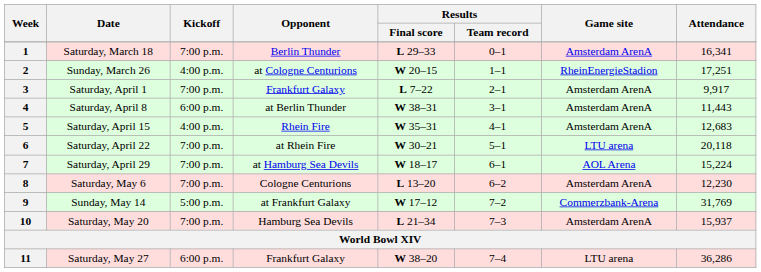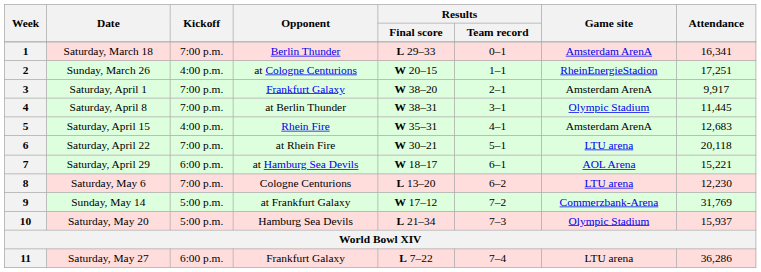(416, 89) L 7–22 -> (416, 89) W 38–20
(202, 108) 6:00 p.m. -> (202, 108) 7:00 p.m.
(609, 108) Amsterdam ArenA -> (609, 108) Olympic Stadium
(716, 108) 11,443 -> (716, 108) 11,445
(202, 164) 7:00 p.m. -> (202, 164) 6:00 p.m.
(716, 164) 15,224 -> (716, 164) 15,221
(609, 183) Amsterdam ArenA -> (609, 183) LTU arena
(202, 220) 7:00 p.m. -> (202, 220) 5:00 p.m.
(609, 220) Amsterdam ArenA -> (609, 220) Olympic Stadium
(416, 258) W 38–20 -> (416, 258) L 7–22
